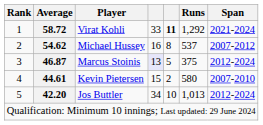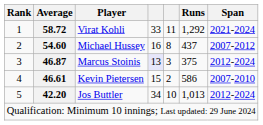(171, 29) bold -> (171, 29) normal
(55, 45) 54.62 -> (55, 45) 54.60
(189, 45) 537 -> (189, 45) 437
(169, 62) 5 -> (169, 62) 3
(55, 78) 44.61 -> (55, 78) 46.61
(189, 78) 580 -> (189, 78) 586
